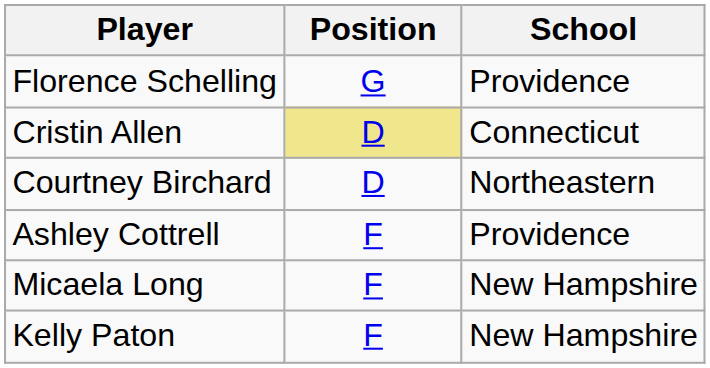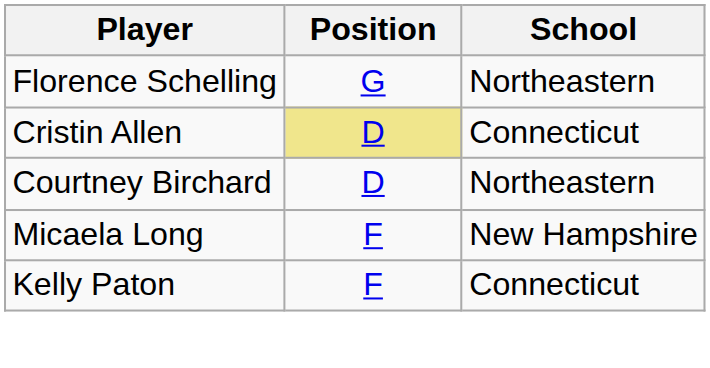(550, 81) Providence -> (562, 81) Northeastern
- row: (116, 234)
(584, 336) New Hampshire -> (554, 285) Connecticut
